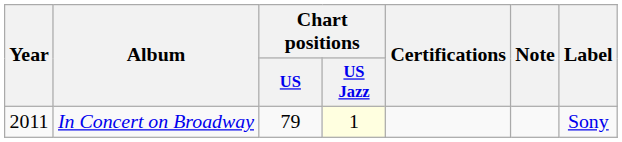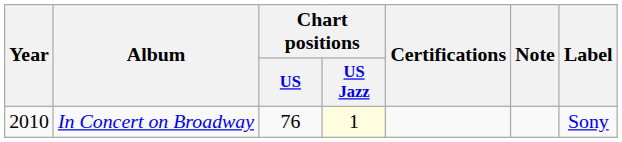(29, 121) 2011 -> (29, 121) 2010
(290, 121) 79 -> (290, 121) 76
